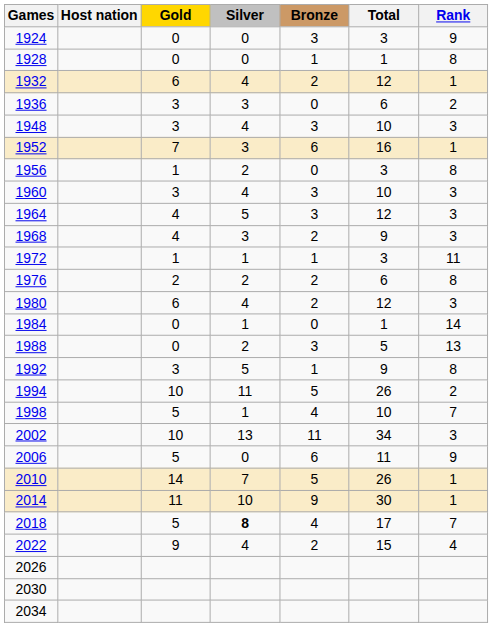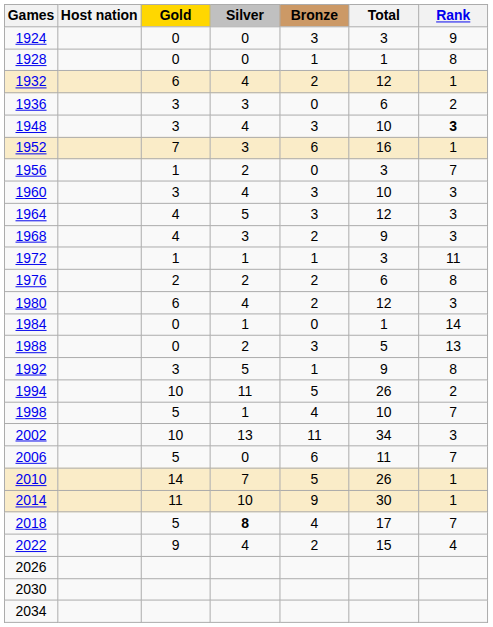(453, 126) normal -> (453, 126) bold
(453, 170) 8 -> (453, 170) 7
(453, 457) 9 -> (453, 457) 7
